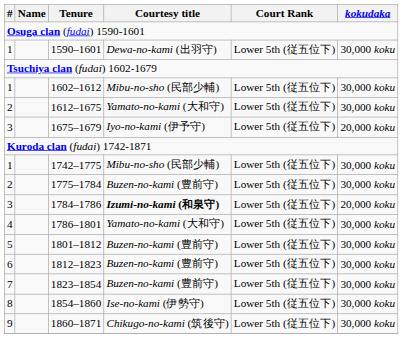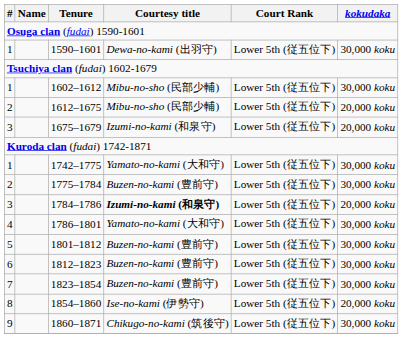(165, 107) Yamato-no-kami (大和守) -> (163, 107) Mibu-no-sho (民部少輔)
(368, 107) 30,000 koku -> (368, 107) 20,000 koku
(156, 126) Iyo-no-kami (伊予守) -> (161, 126) Izumi-no-kami (和泉守)
(163, 164) Mibu-no-sho (民部少輔) -> (165, 164) Yamato-no-kami (大和守)
(368, 303) 30,000 koku -> (368, 303) 20,000 koku
